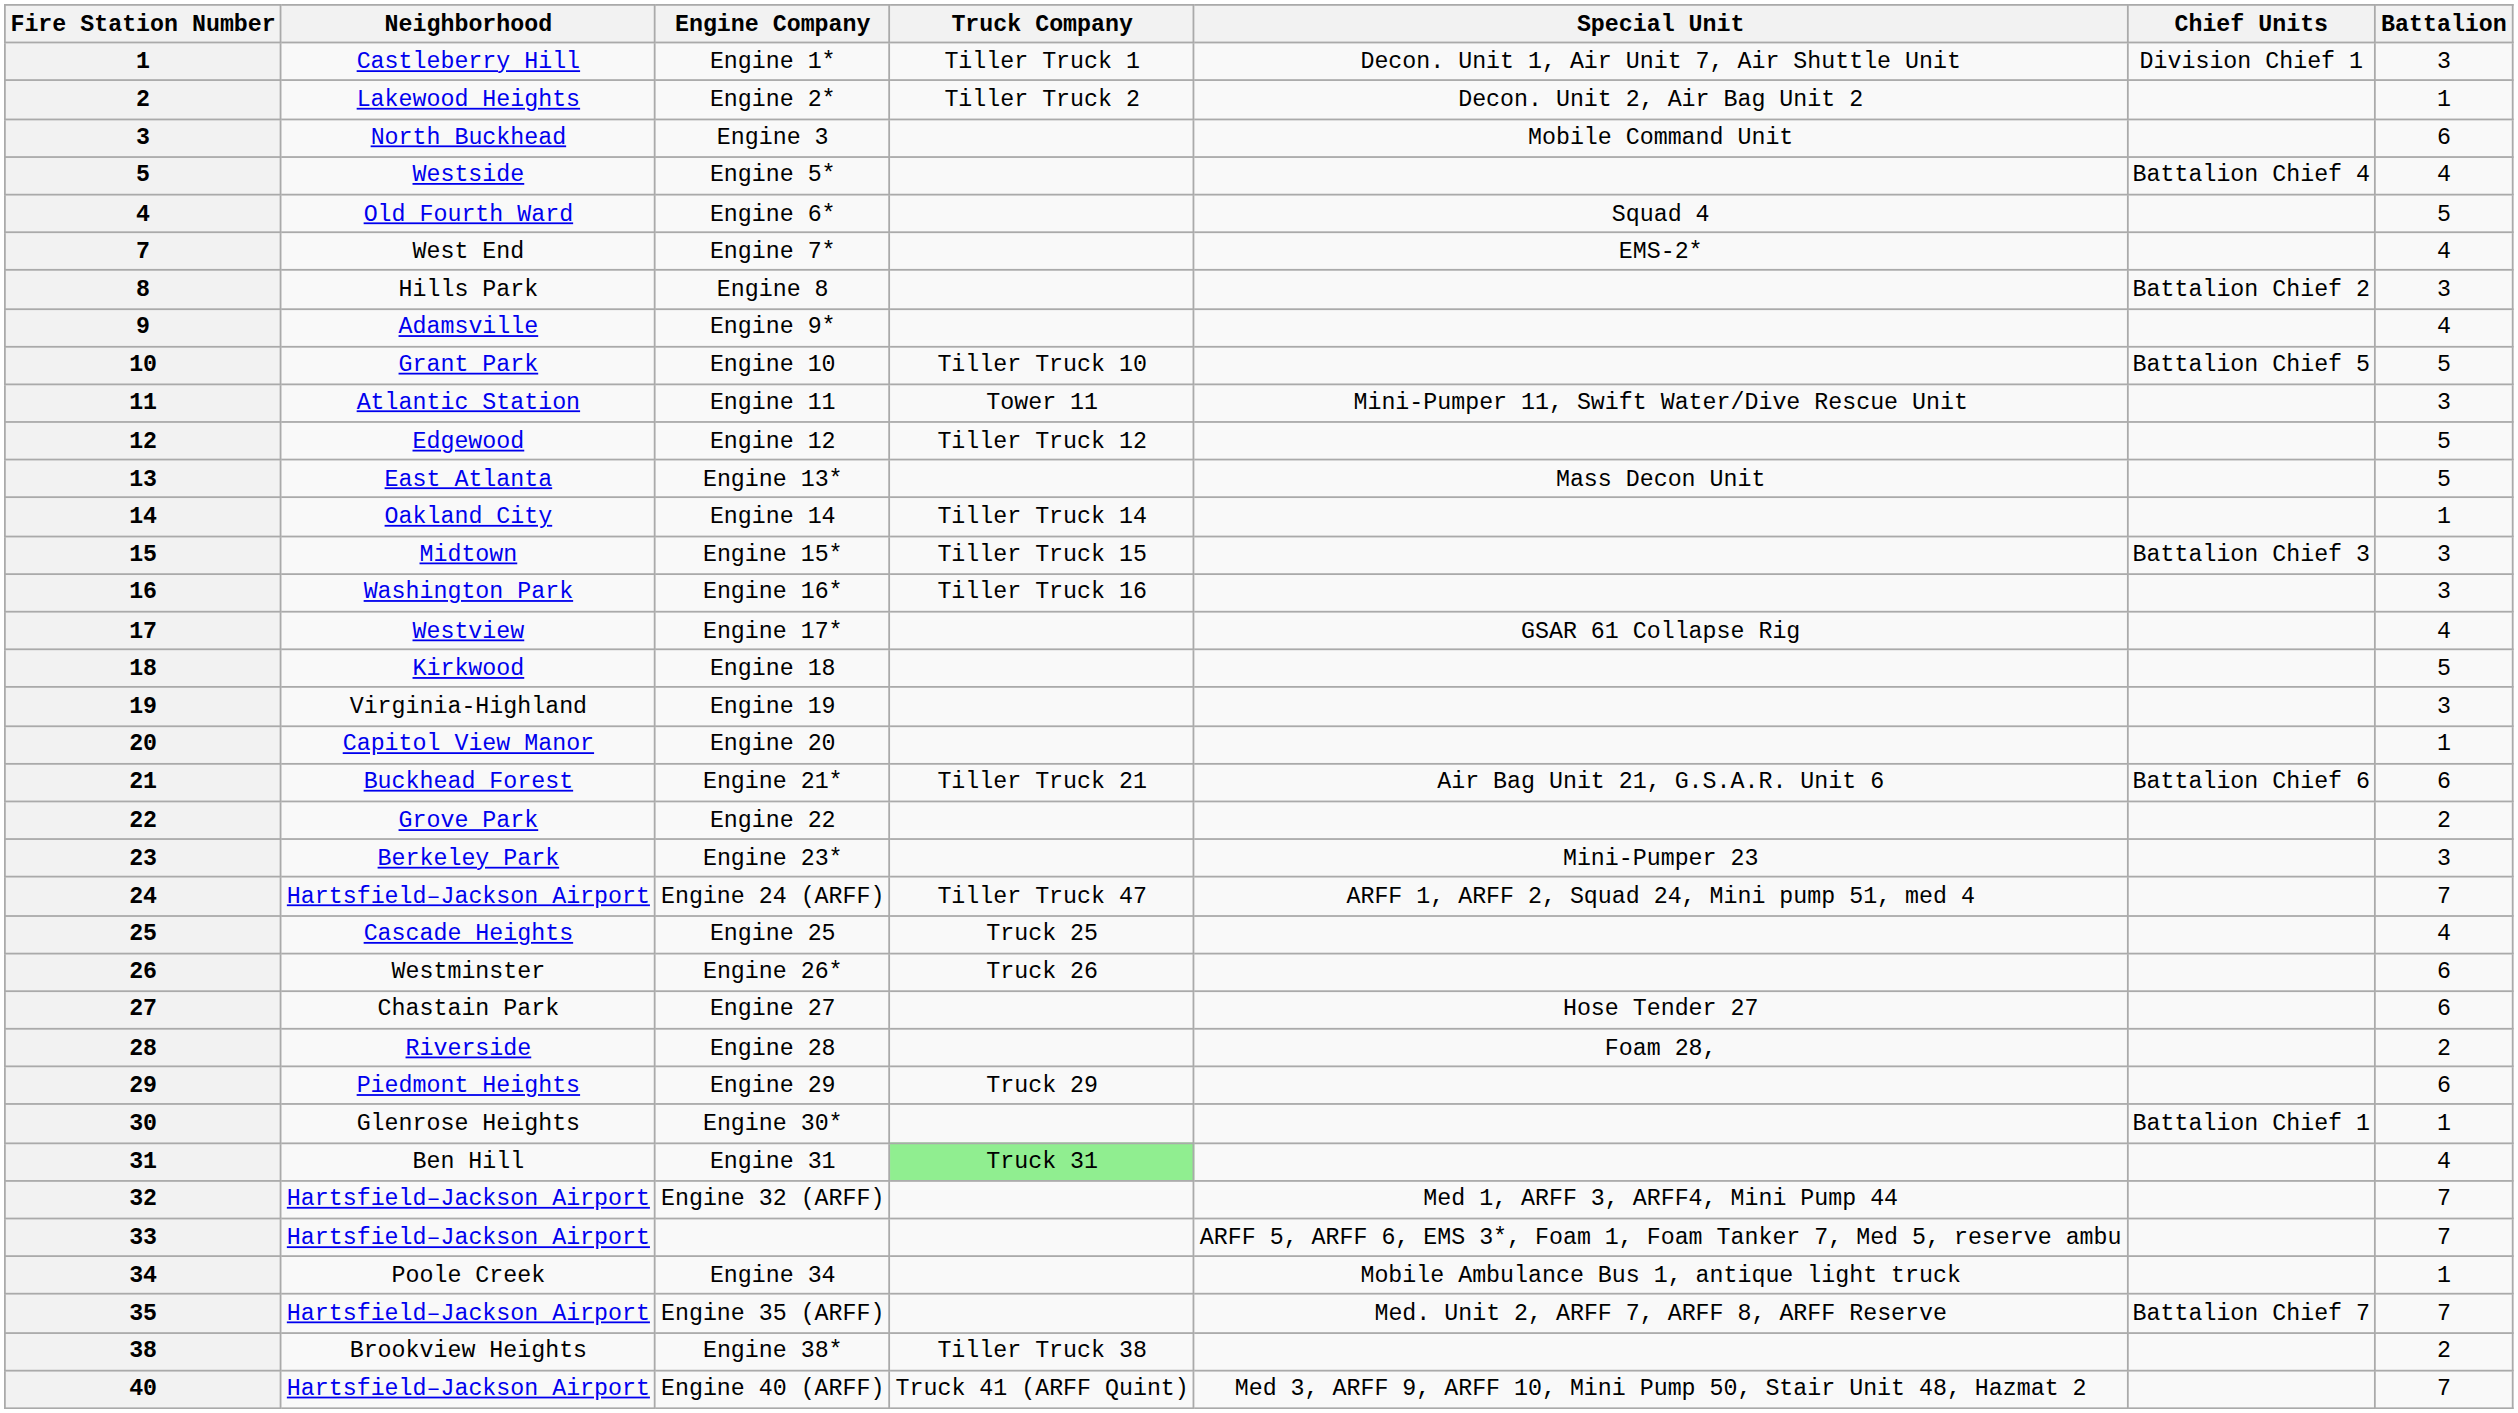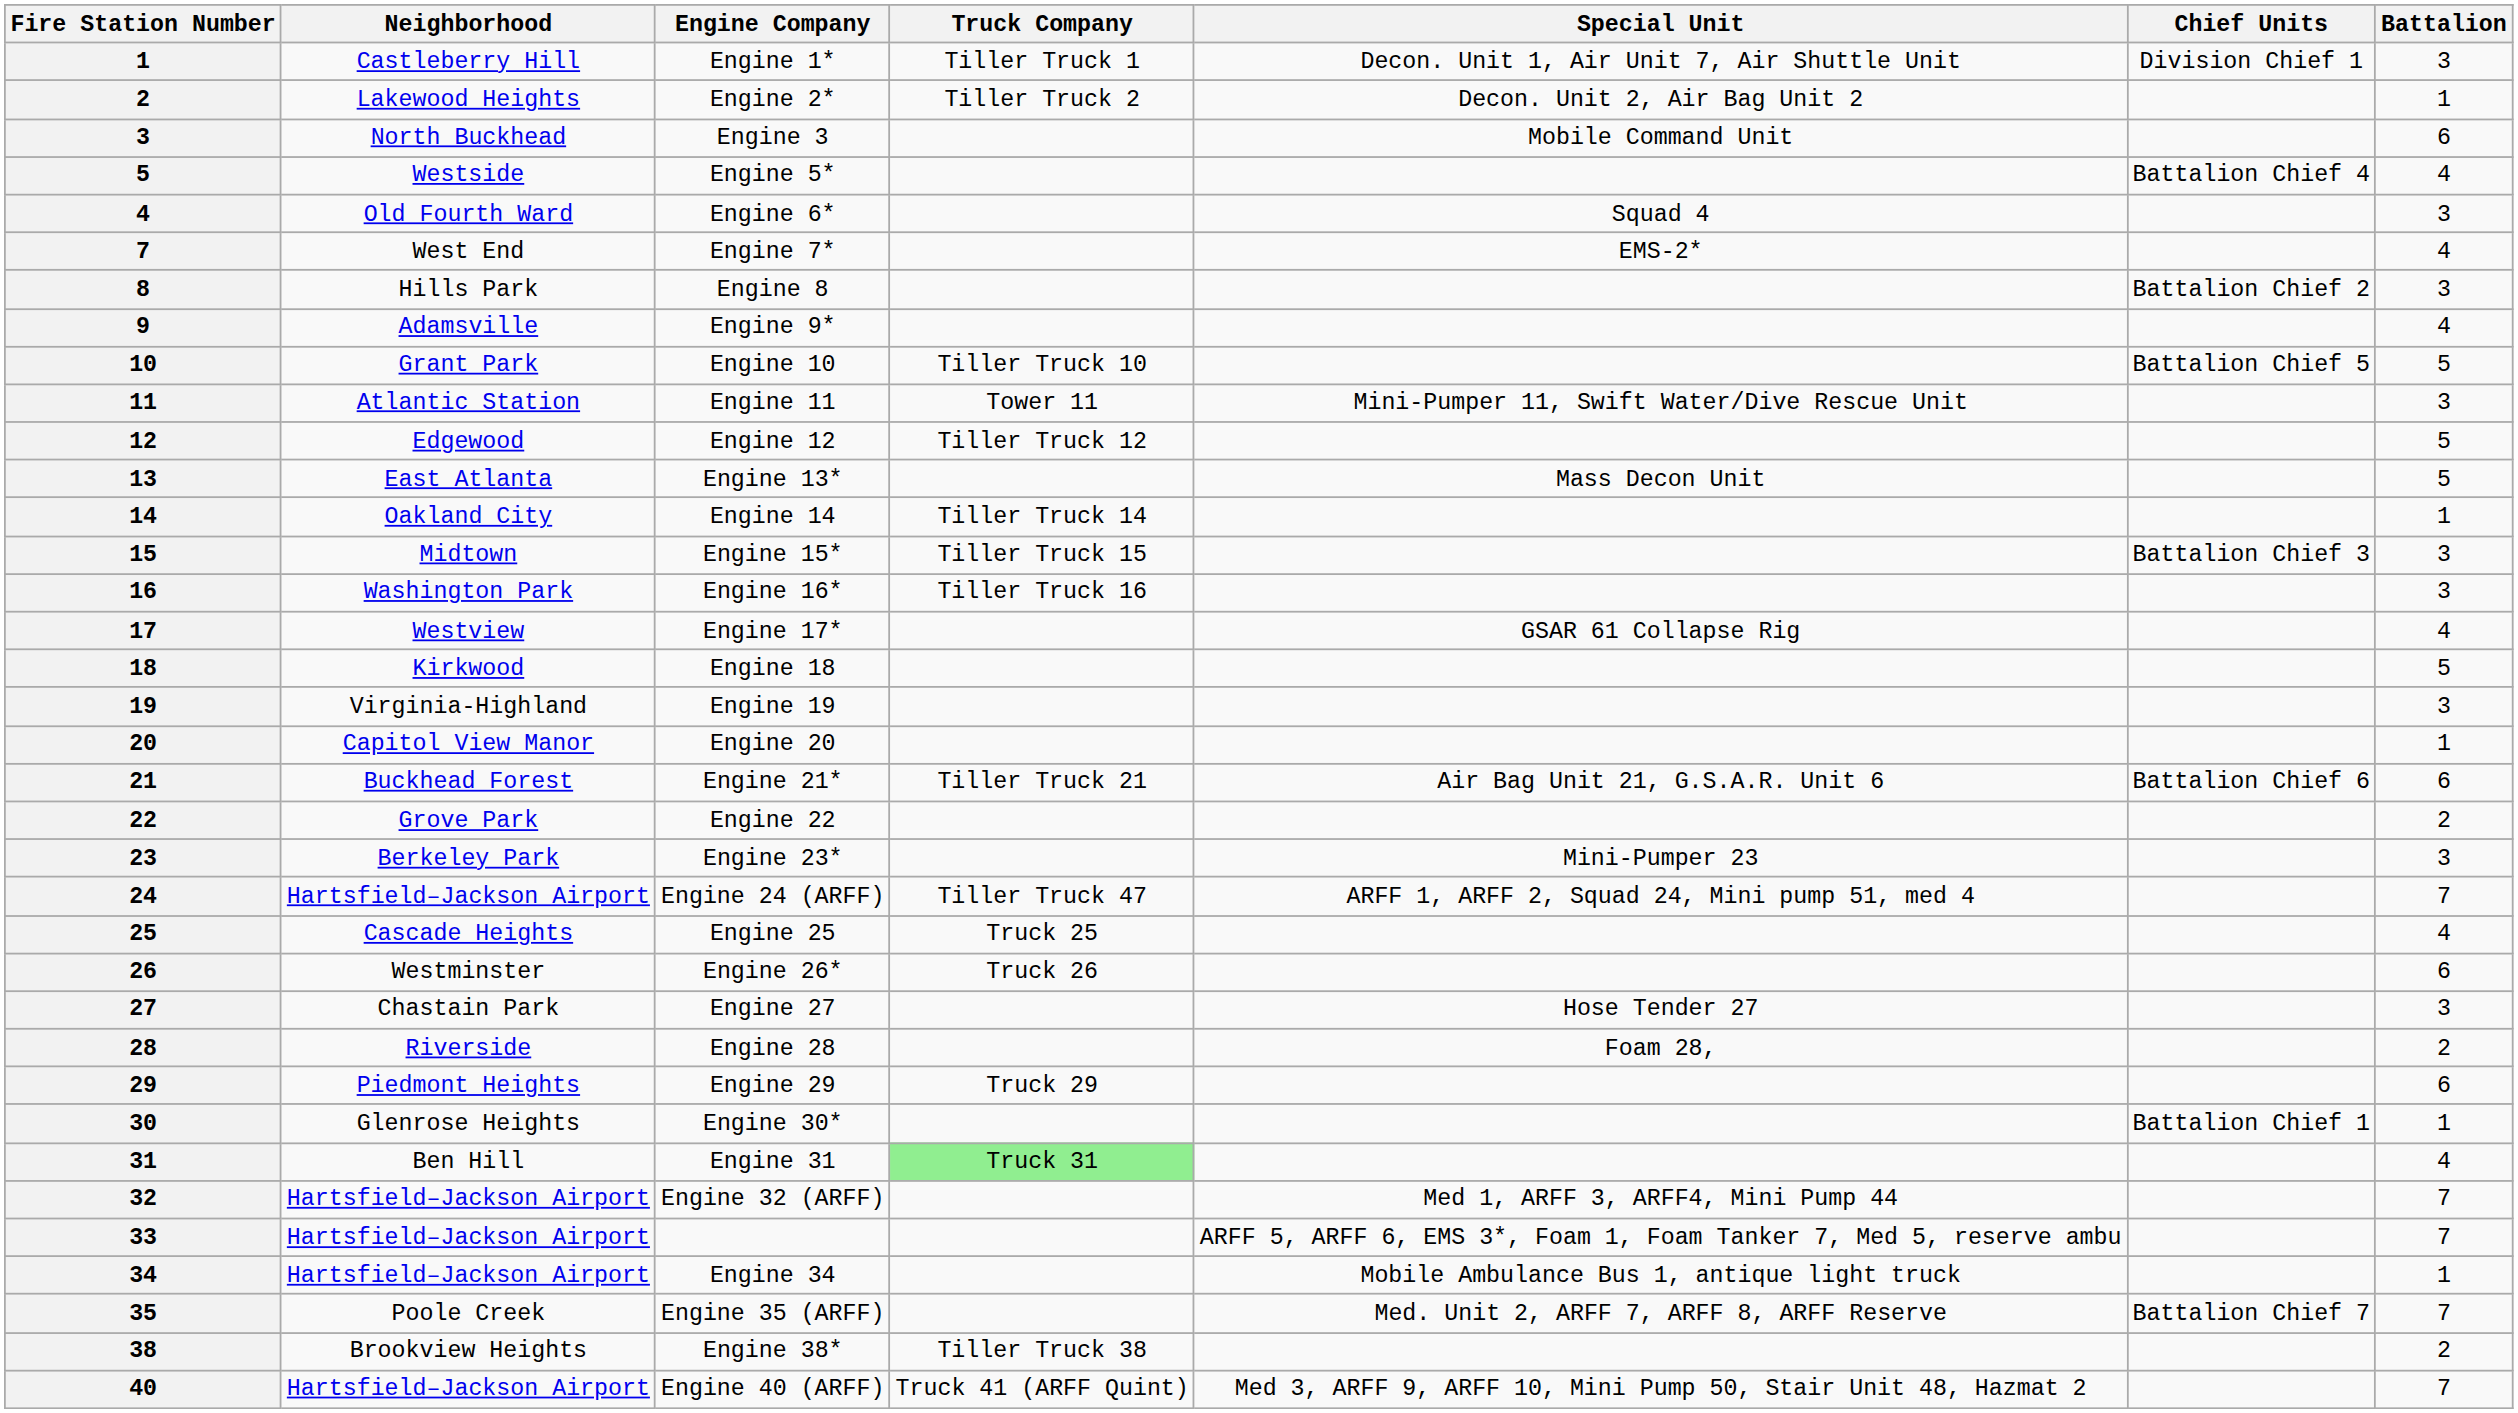(2444, 213) 5 -> (2444, 213) 3
(2444, 1010) 6 -> (2444, 1010) 3
(468, 1275) Poole Creek -> (468, 1275) Hartsfield–Jackson Airport
(468, 1313) Hartsfield–Jackson Airport -> (468, 1313) Poole Creek
